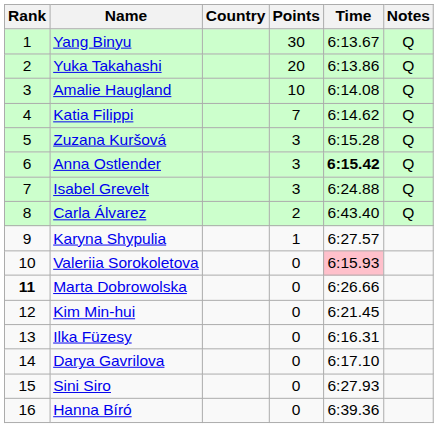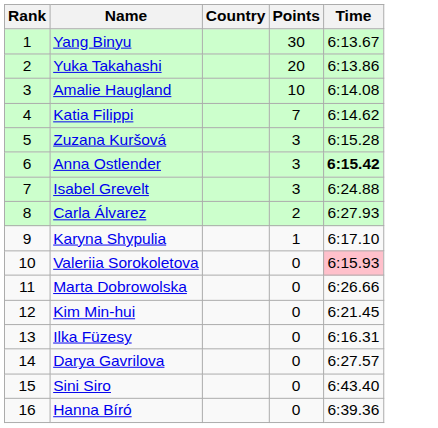- column: (408, 16)
(353, 213) 6:43.40 -> (353, 213) 6:27.93
(353, 238) 6:27.57 -> (353, 238) 6:17.10
(27, 287) bold -> (27, 287) normal
(353, 361) 6:17.10 -> (353, 361) 6:27.57
(353, 386) 6:27.93 -> (353, 386) 6:43.40
